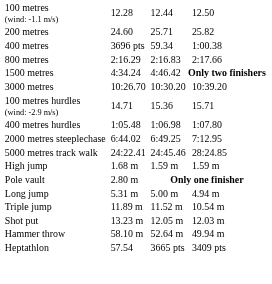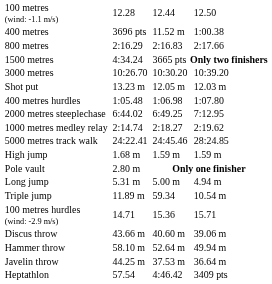- row: (27, 32)
(162, 46) 59.34 -> (169, 32) 11.52 m
(166, 73) 4:46.42 -> (169, 59) 3665 pts
rows swapped: (43, 106) <-> (22, 220)
+ row: (56, 127)
(167, 207) 11.52 m -> (164, 196) 59.34
+ row: (31, 234)
+ row: (32, 261)
(168, 248) 3665 pts -> (168, 275) 4:46.42
